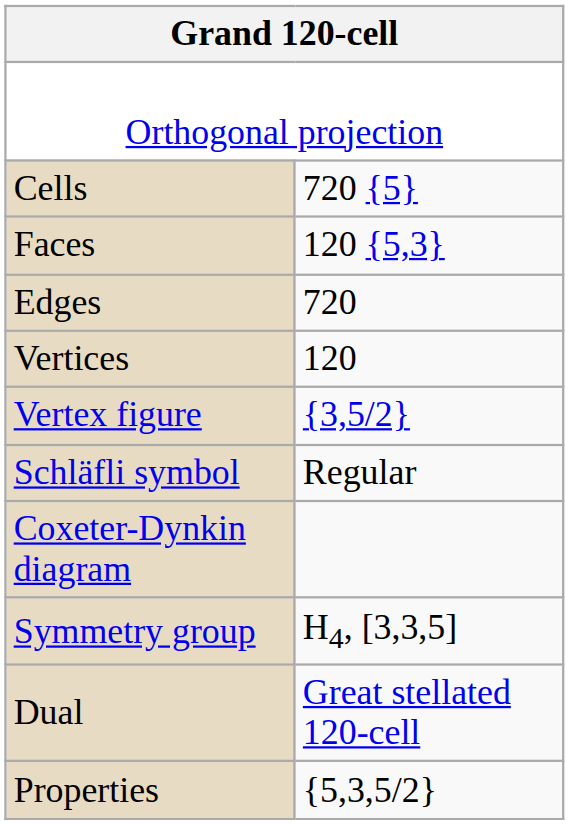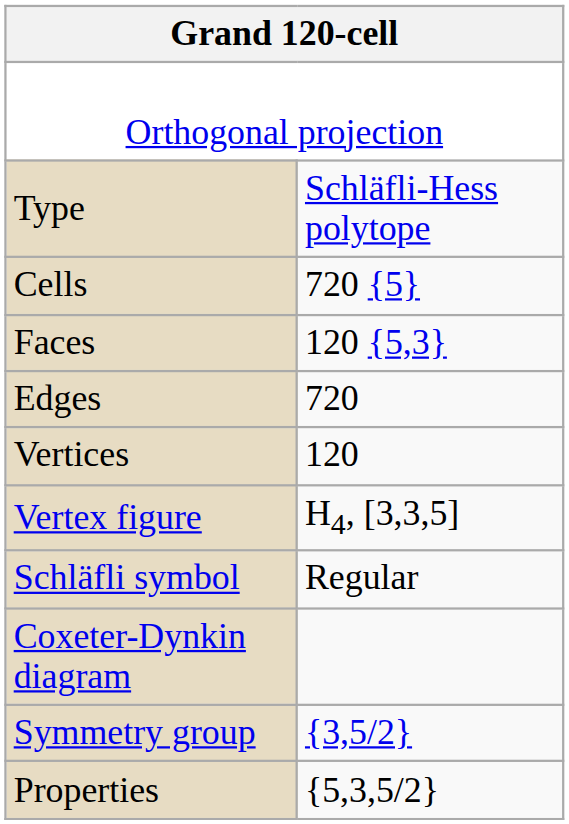+ row: (49, 207)
(356, 415) {3,5/2} -> (382, 516) H4, [3,3,5]
(380, 630) H4, [3,3,5] -> (359, 732) {3,5/2}
- row: (49, 712)
